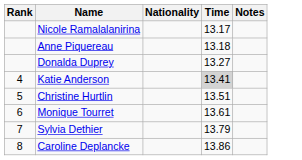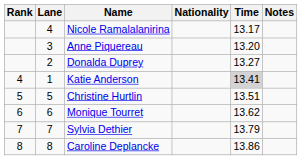+ column: (50, 12)
(217, 46) 13.18 -> (247, 46) 13.20
(217, 113) 13.61 -> (247, 113) 13.62
